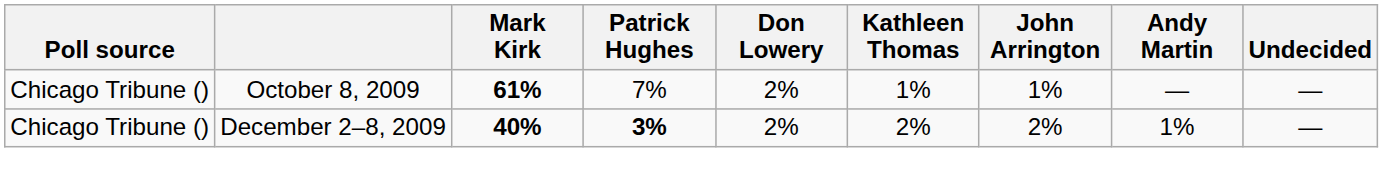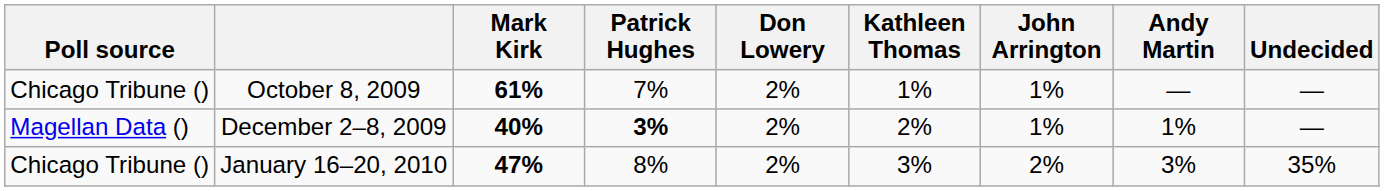(110, 127) Chicago Tribune () -> (100, 127) Magellan Data ()
(1045, 127) 2% -> (1047, 127) 1%
+ row: (334, 165)
